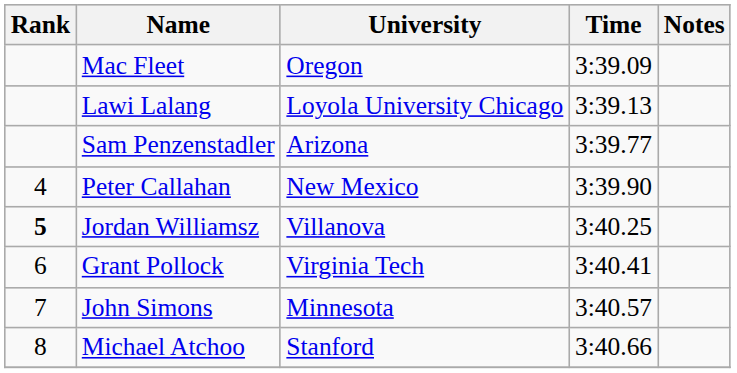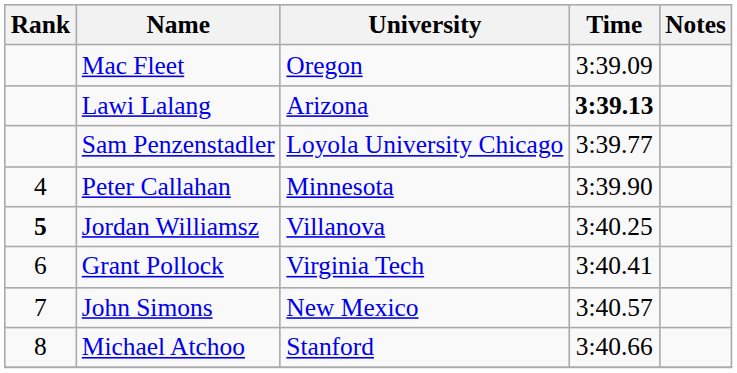(425, 105) Loyola University Chicago -> (327, 105) Arizona
(614, 105) normal -> (614, 105) bold
(327, 145) Arizona -> (425, 145) Loyola University Chicago
(352, 186) New Mexico -> (340, 186) Minnesota
(340, 307) Minnesota -> (352, 307) New Mexico
